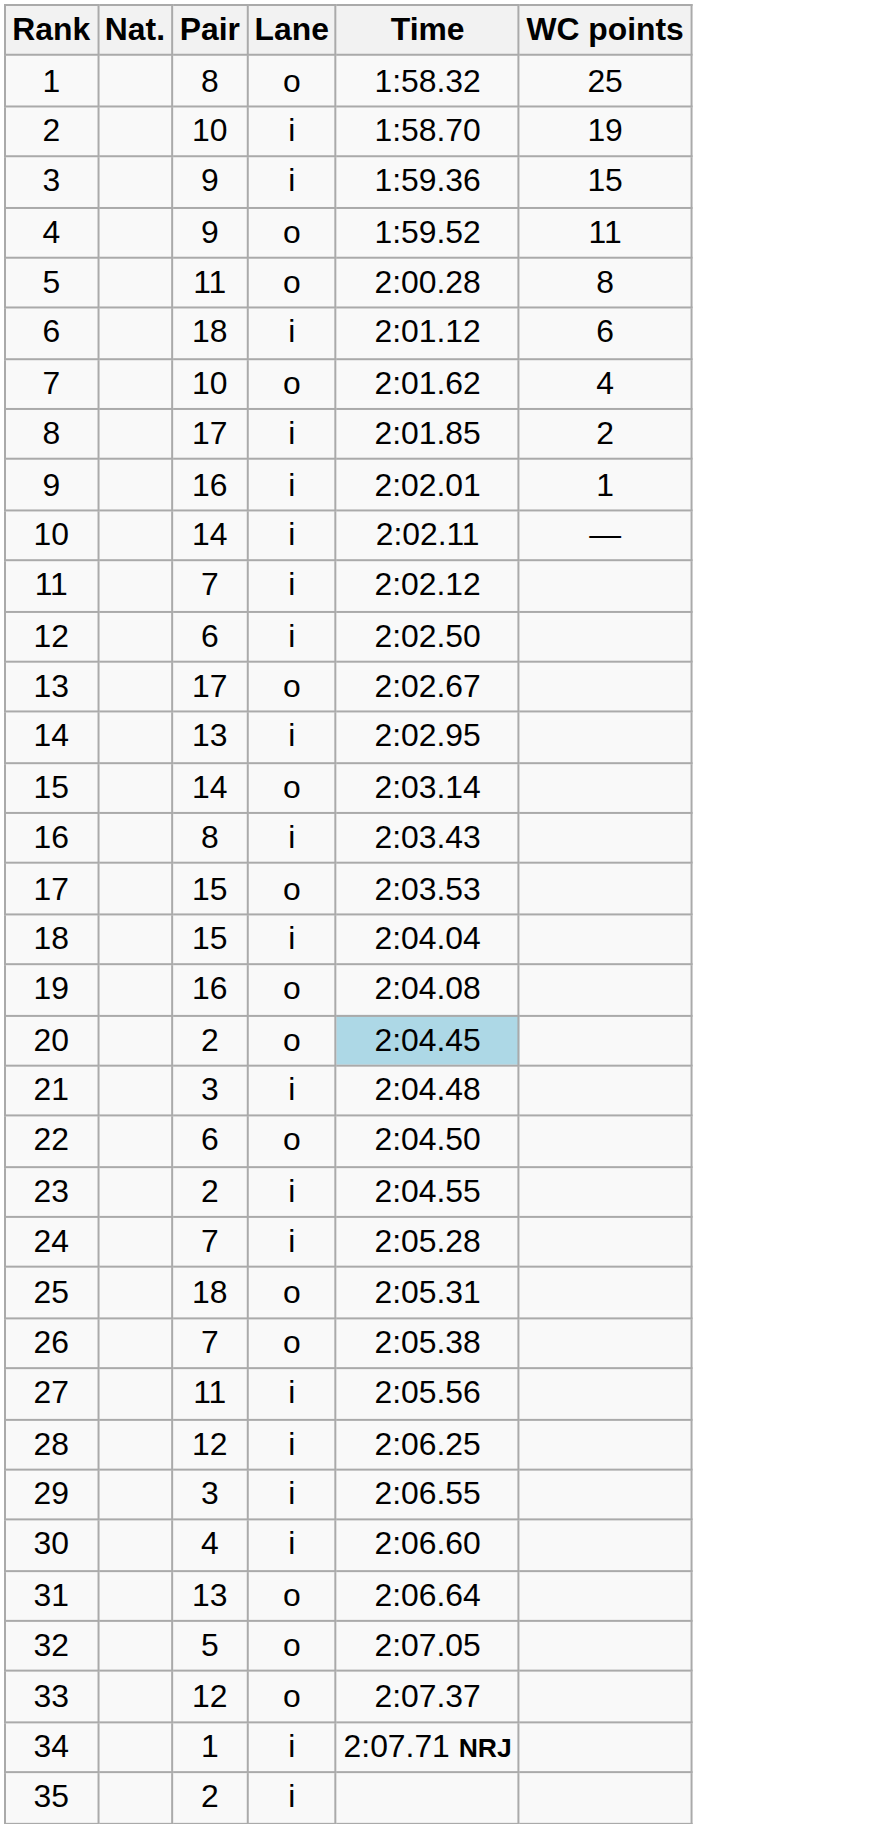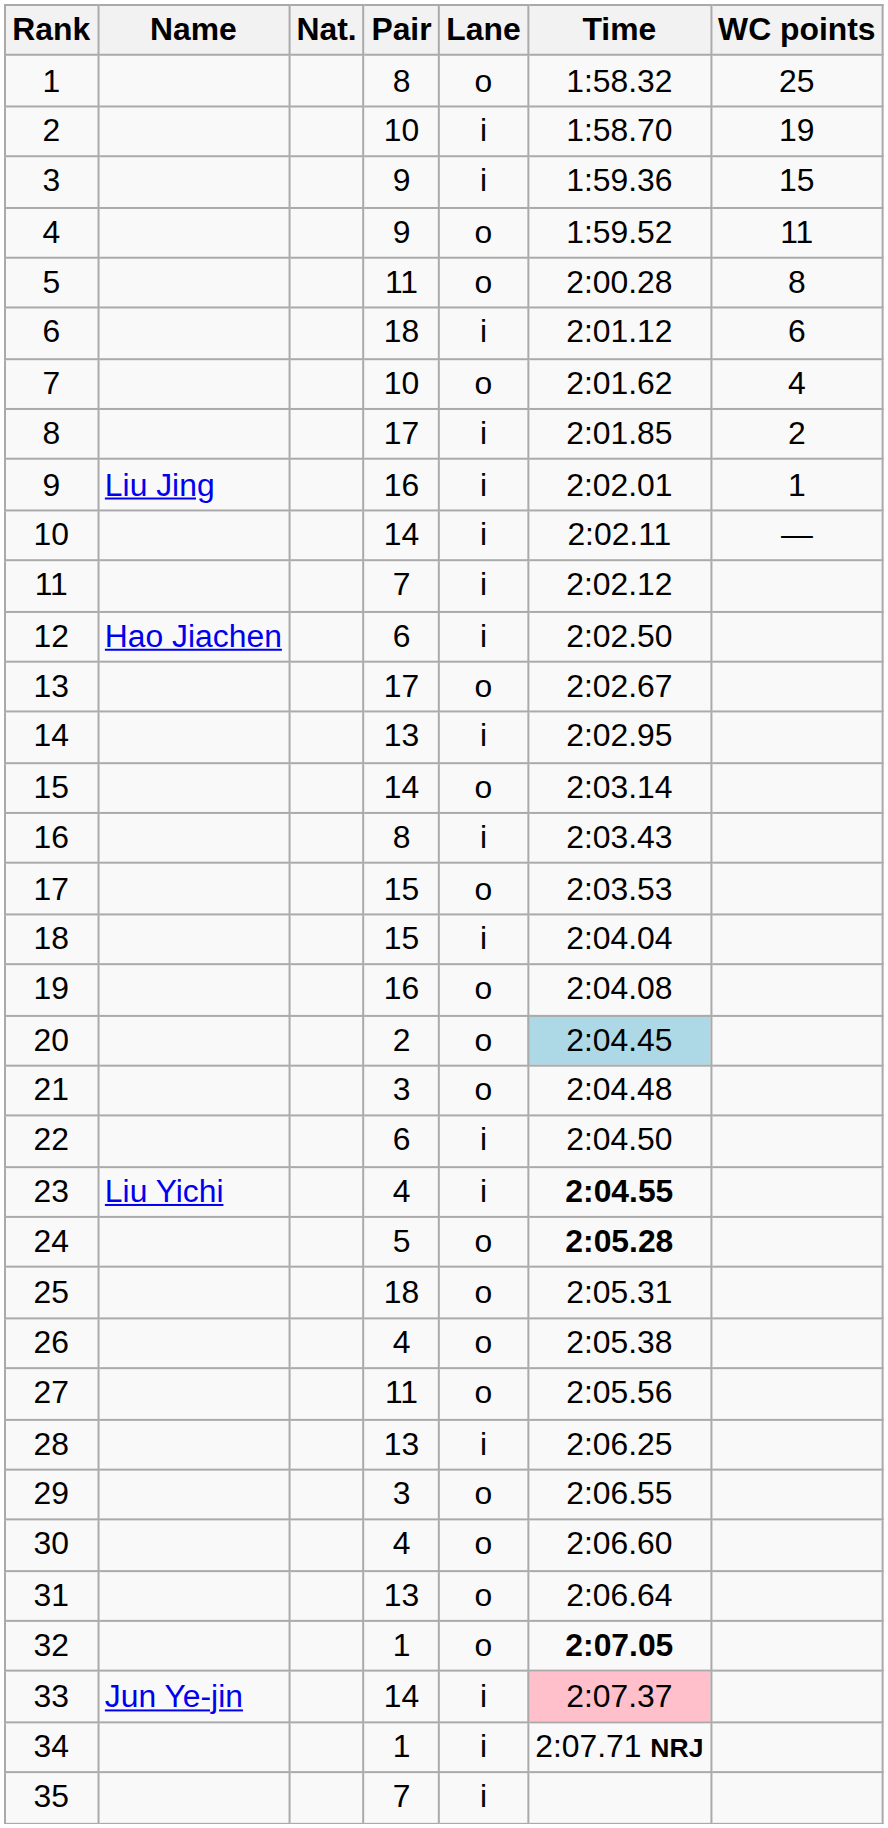+ column: (193, 29)
(292, 1090) i -> (483, 1090) o
(292, 1140) o -> (483, 1140) i
(210, 1191) 2 -> (402, 1191) 4
(428, 1191) normal -> (619, 1191) bold
(210, 1241) 7 -> (402, 1241) 5
(292, 1241) i -> (483, 1241) o
(428, 1241) normal -> (619, 1241) bold
(210, 1342) 7 -> (402, 1342) 4
(292, 1393) i -> (483, 1393) o
(210, 1443) 12 -> (401, 1443) 13
(292, 1494) i -> (483, 1494) o
(292, 1544) i -> (483, 1544) o
(210, 1645) 5 -> (402, 1645) 1
(428, 1645) normal -> (619, 1645) bold
(210, 1696) 12 -> (401, 1696) 14
(292, 1696) o -> (483, 1696) i
(428, 1696) no background -> (619, 1696) pink background
(210, 1797) 2 -> (402, 1797) 7
